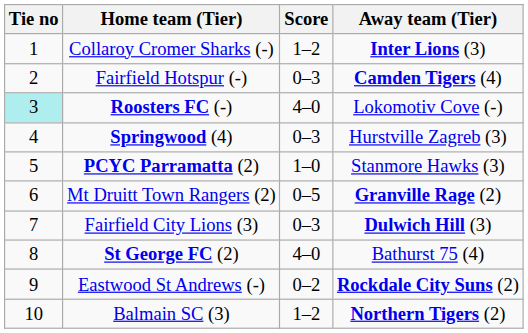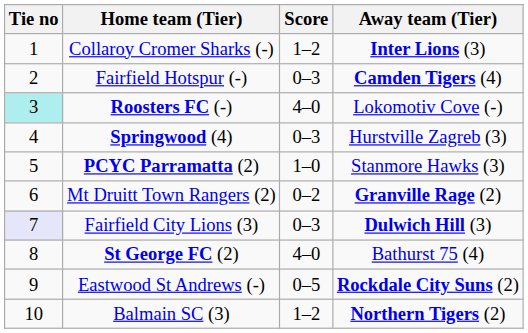(306, 195) 0–5 -> (306, 195) 0–2
(34, 225) no background -> (34, 225) lavender background
(306, 284) 0–2 -> (306, 284) 0–5
